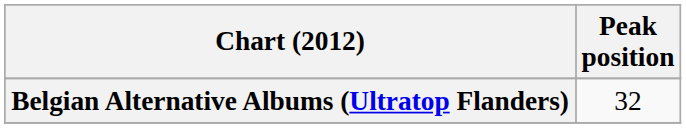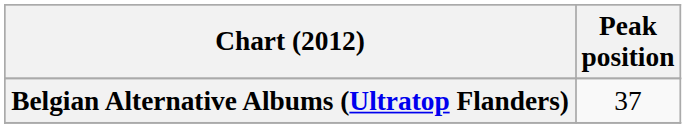(628, 100) 32 -> (628, 100) 37
